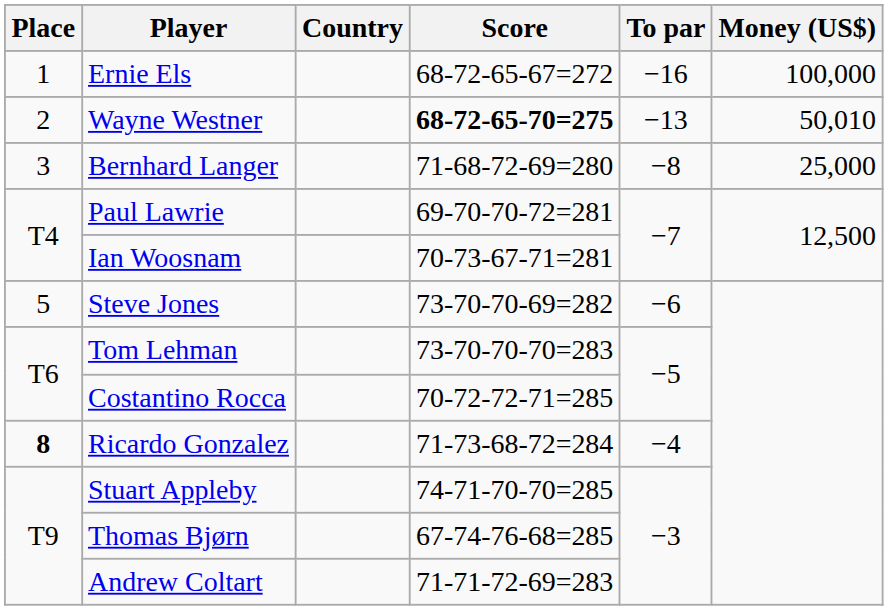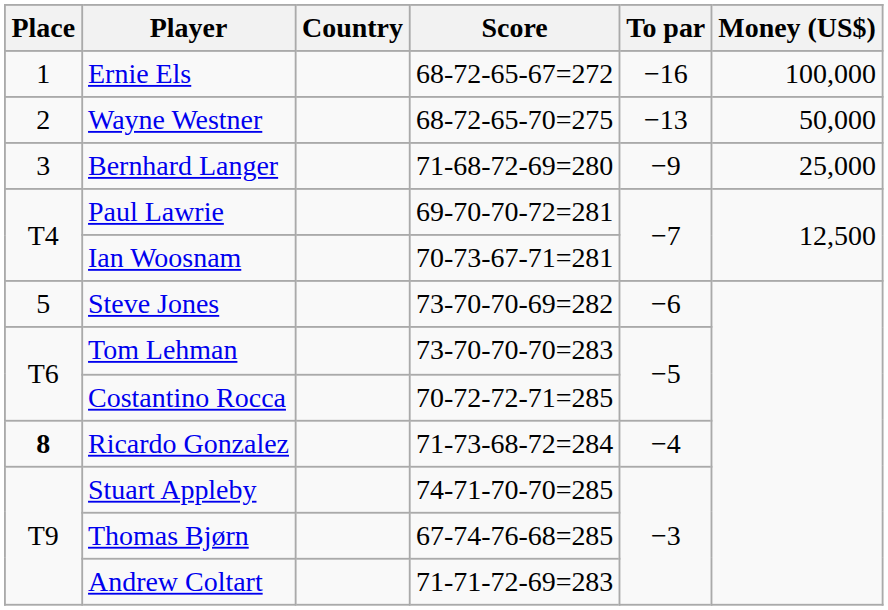(515, 119) bold -> (515, 119) normal
(838, 119) 50,010 -> (837, 119) 50,000
(666, 166) −8 -> (666, 166) −9
